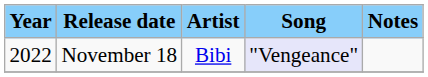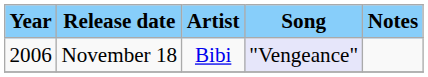(31, 54) 2022 -> (31, 54) 2006
